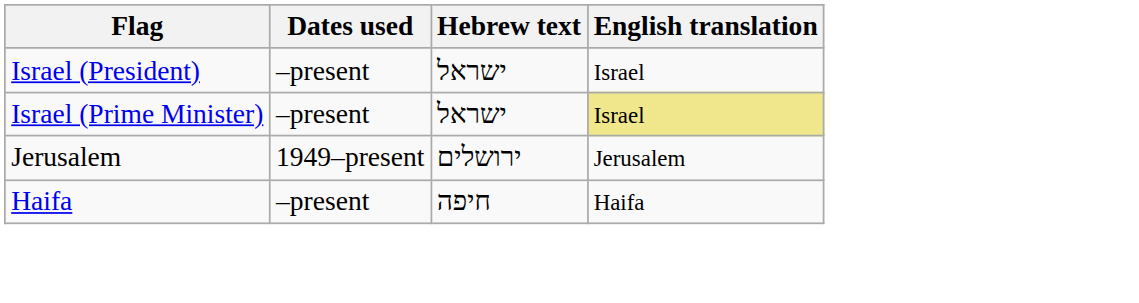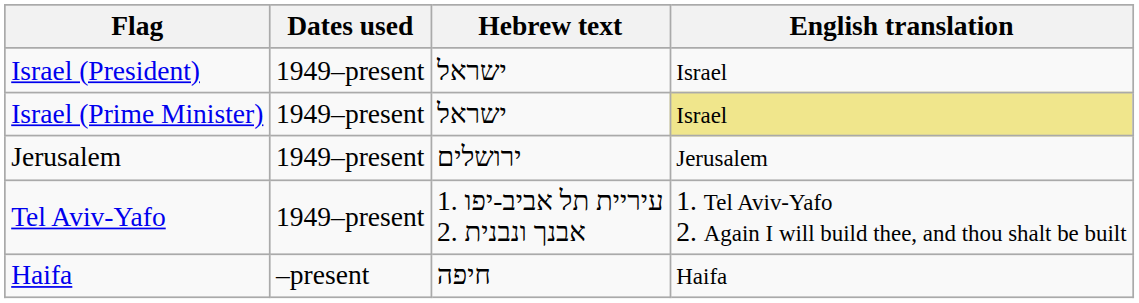(323, 69) –present -> (350, 69) 1949–present
(323, 113) –present -> (350, 113) 1949–present
+ row: (88, 216)
